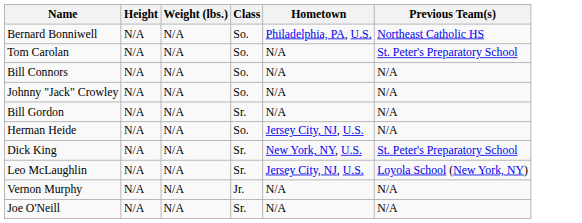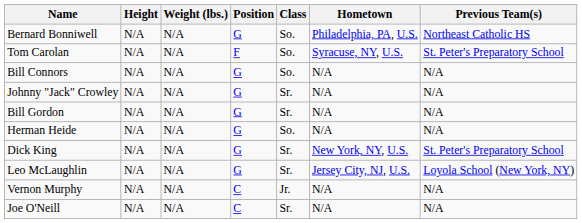+ column: (254, 14)
(276, 53) N/A -> (357, 53) Syracuse, NY, U.S.
(241, 92) So. -> (286, 92) Sr.
(315, 131) Jersey City, NJ, U.S. -> (322, 131) N/A
